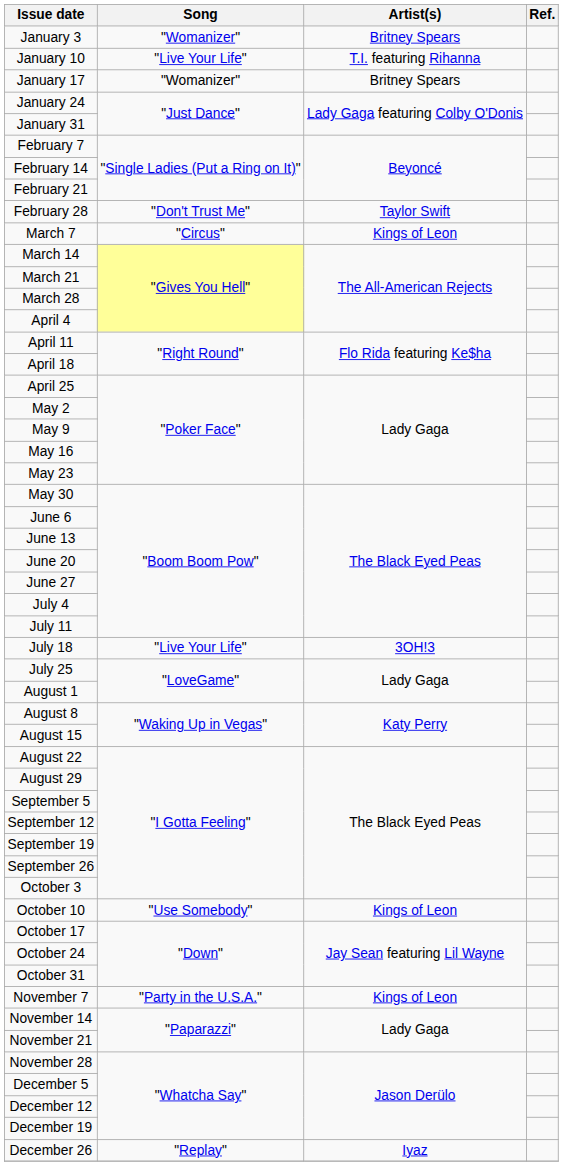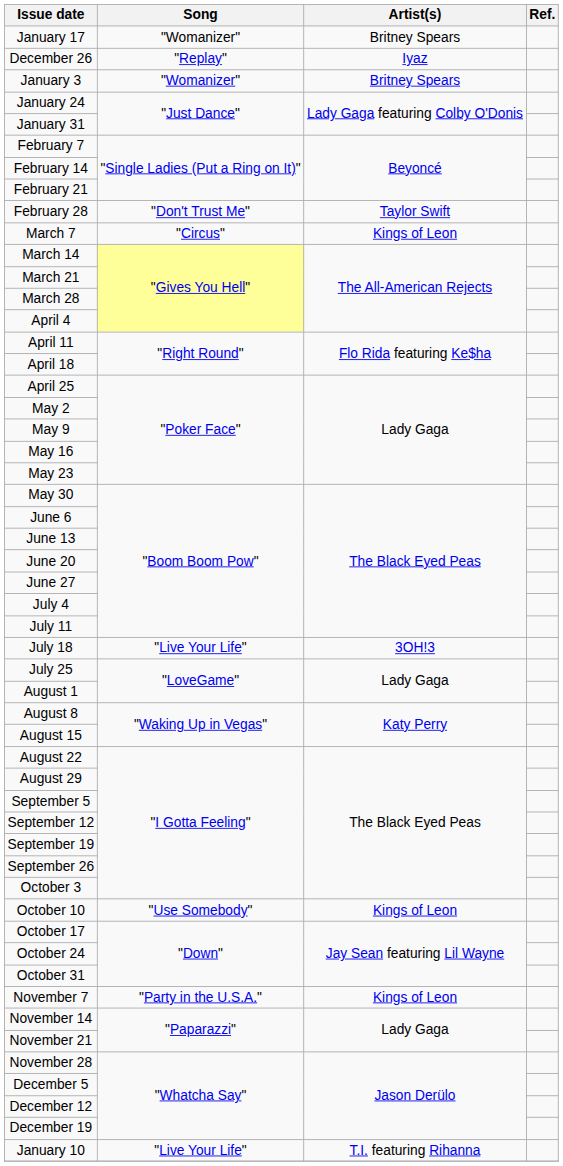rows swapped: (51, 37) <-> (51, 80)
rows swapped: (51, 59) <-> (51, 1150)
